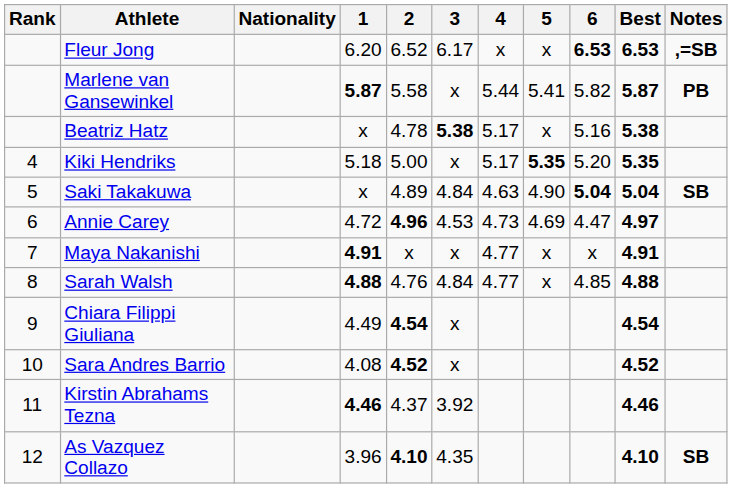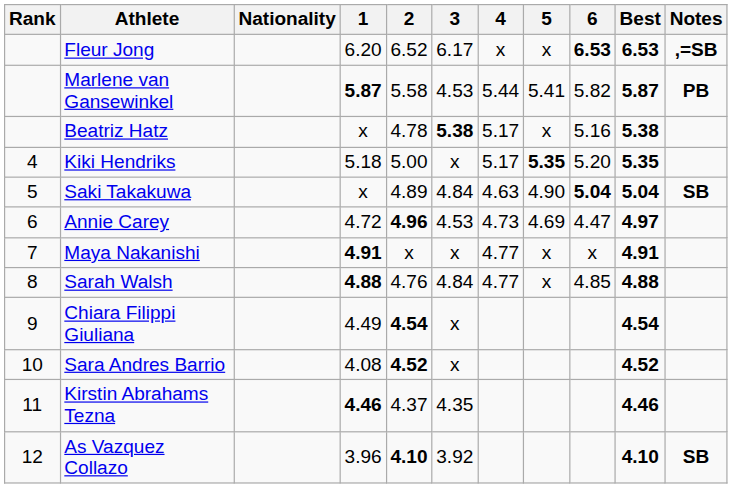(455, 90) x -> (455, 90) 4.53
(455, 405) 3.92 -> (455, 405) 4.35
(455, 456) 4.35 -> (455, 456) 3.92
